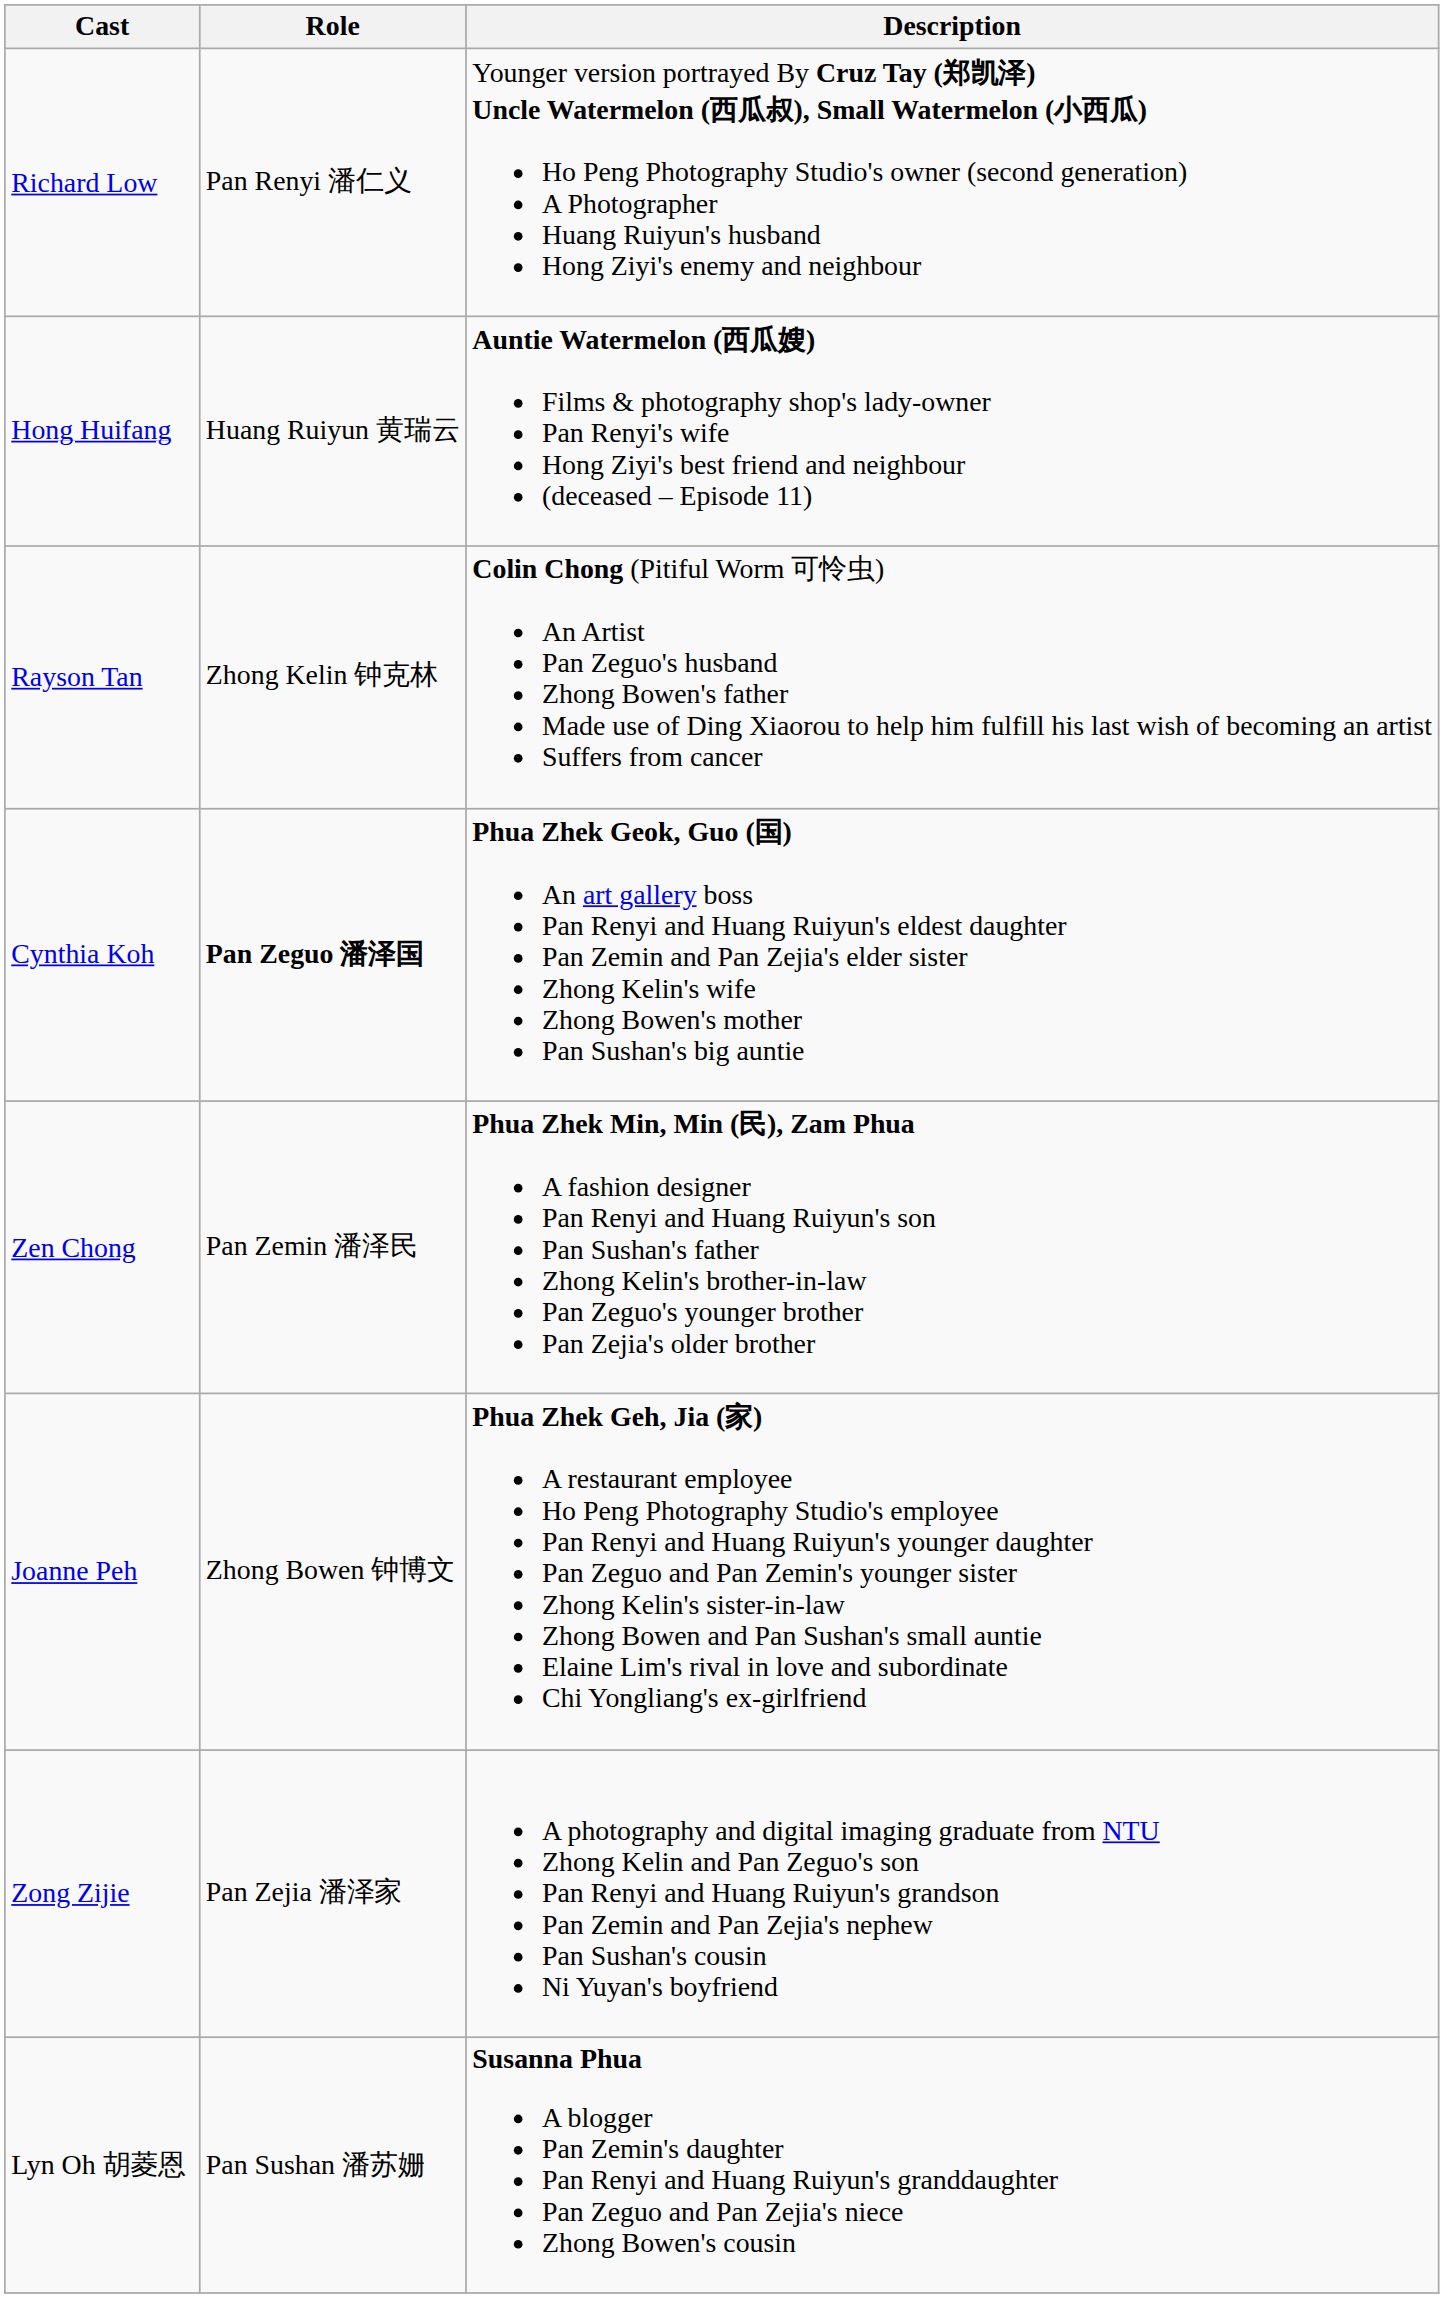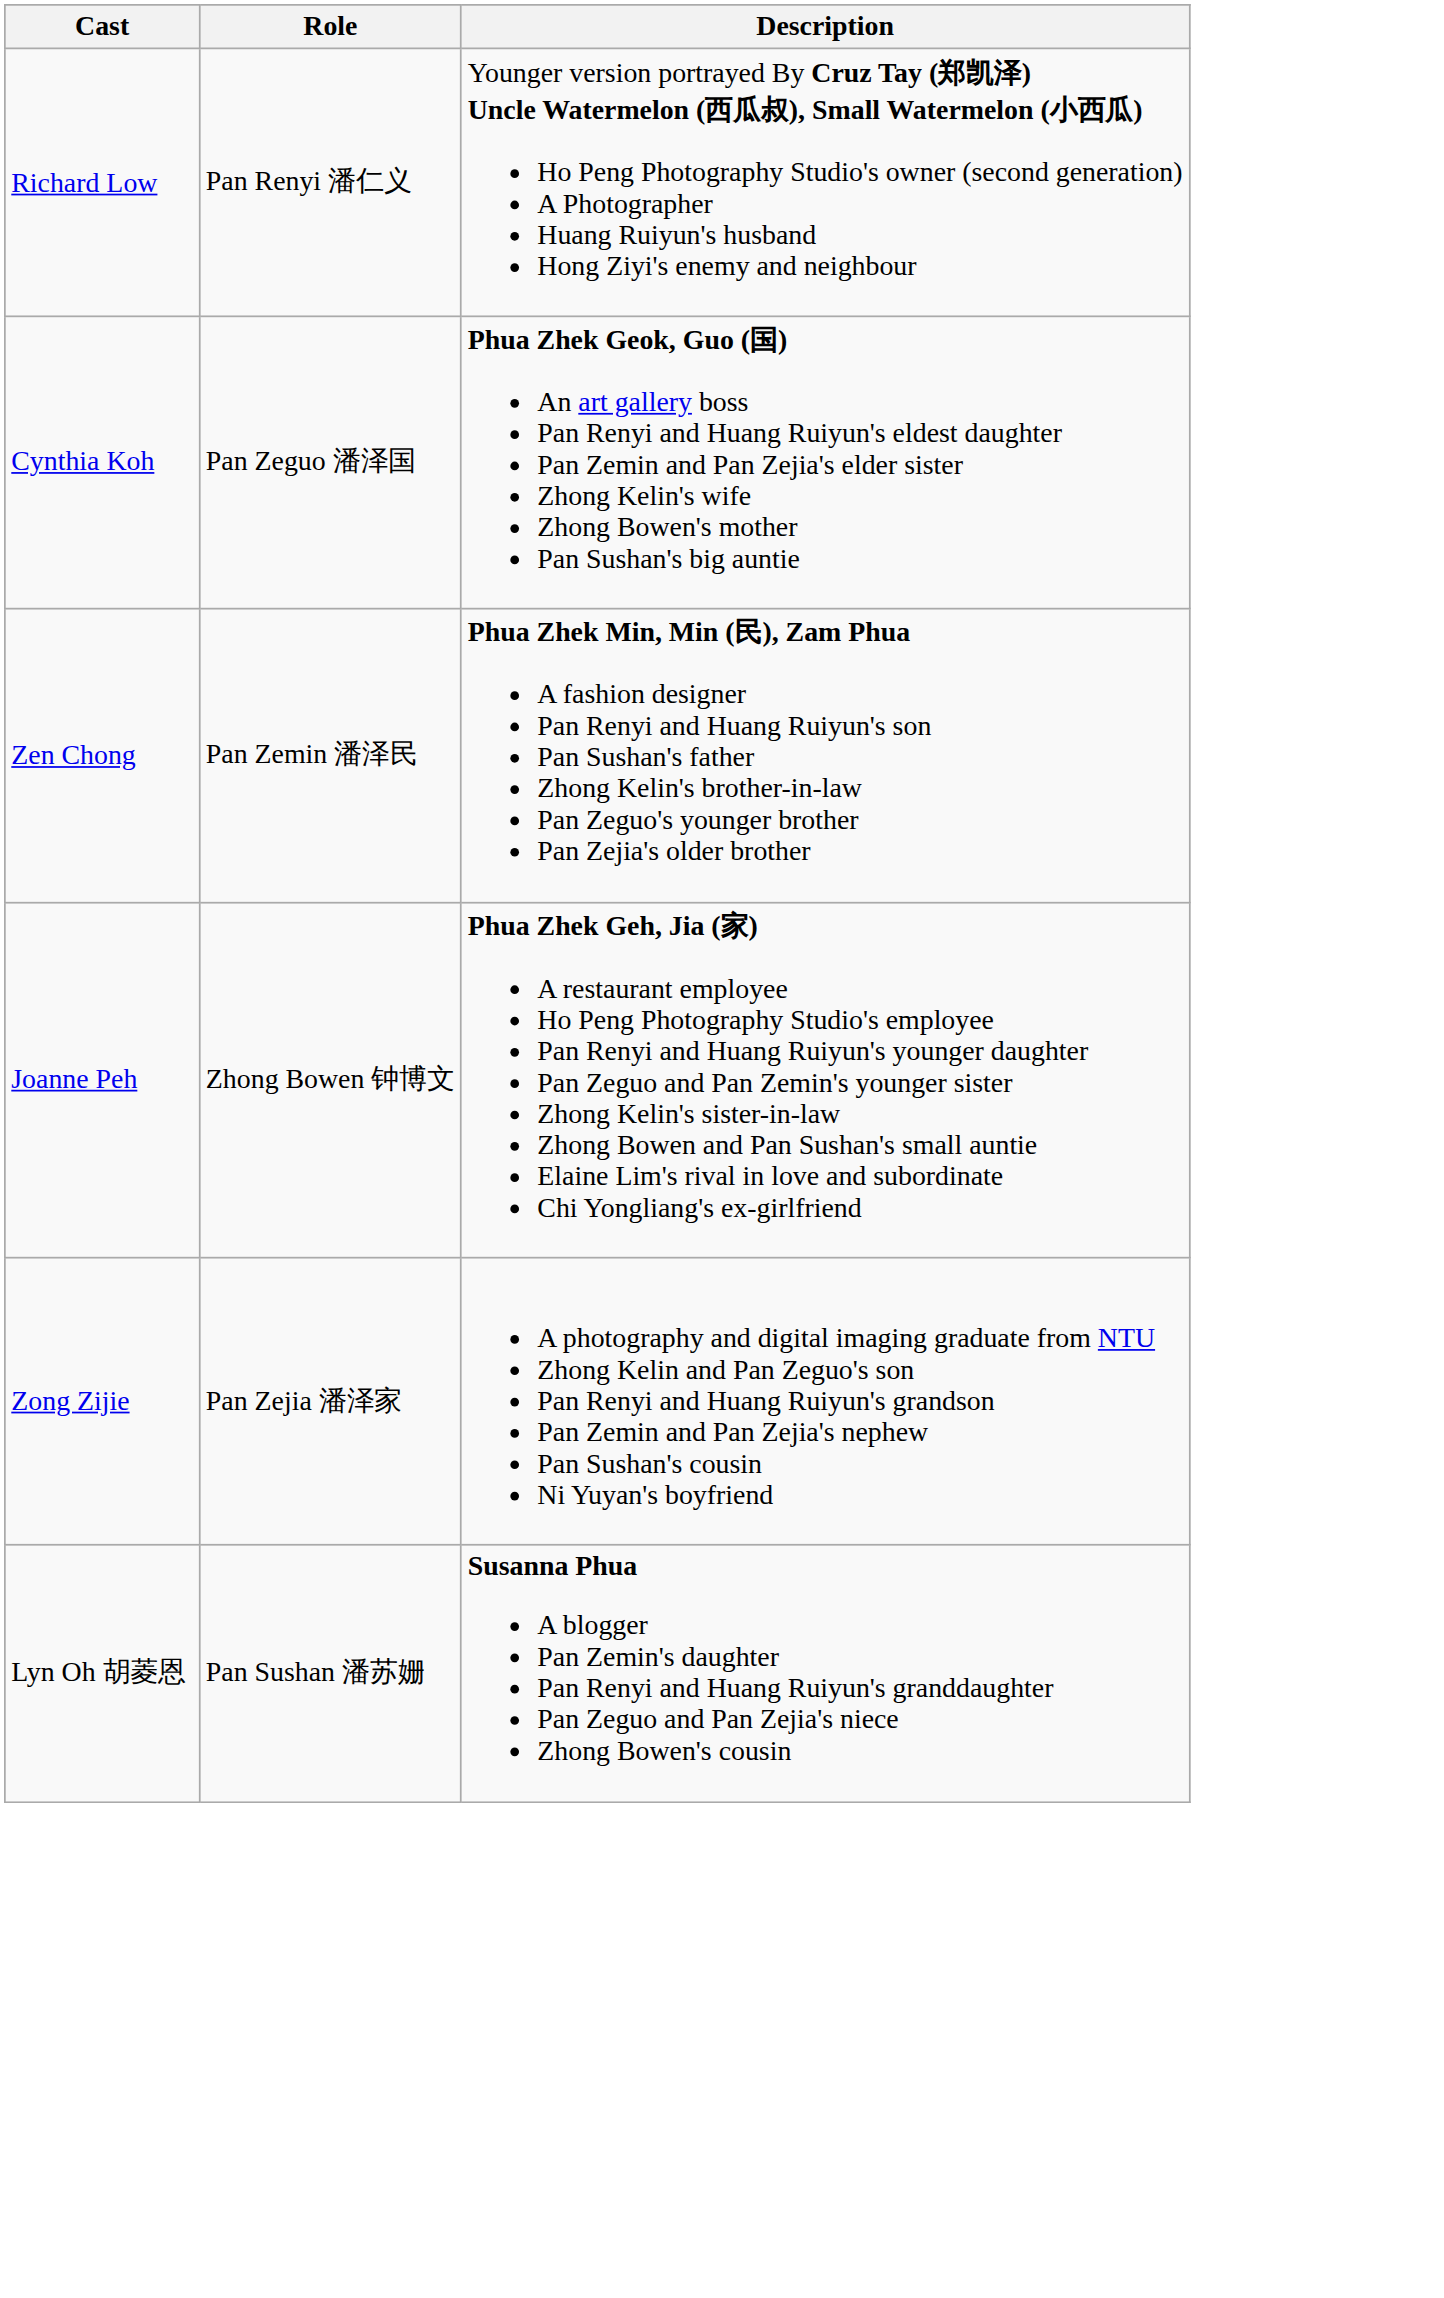- row: (91, 430)
- row: (77, 676)
(315, 953) bold -> (311, 461) normal
